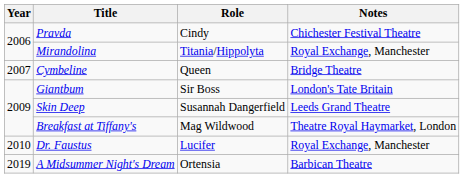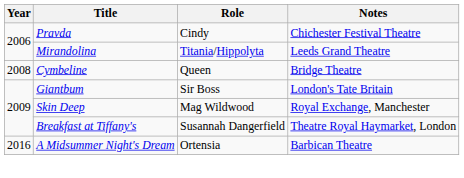(360, 51) Royal Exchange, Manchester -> (340, 51) Leeds Grand Theatre
(19, 70) 2007 -> (19, 70) 2008
(233, 107) Susannah Dangerfield -> (217, 107) Mag Wildwood
(340, 107) Leeds Grand Theatre -> (360, 107) Royal Exchange, Manchester
(217, 126) Mag Wildwood -> (233, 126) Susannah Dangerfield
- row: (64, 145)
(19, 164) 2019 -> (19, 145) 2016
